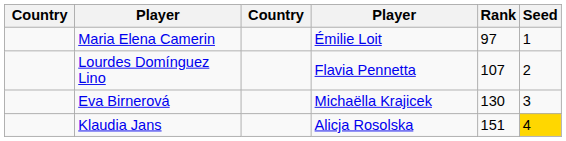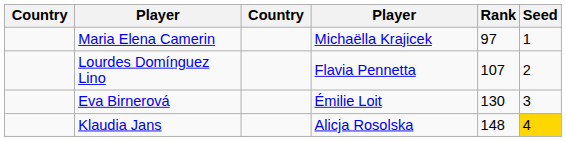(348, 39) Émilie Loit -> (373, 39) Michaëlla Krajicek
(373, 101) Michaëlla Krajicek -> (348, 101) Émilie Loit
(493, 124) 151 -> (493, 124) 148
